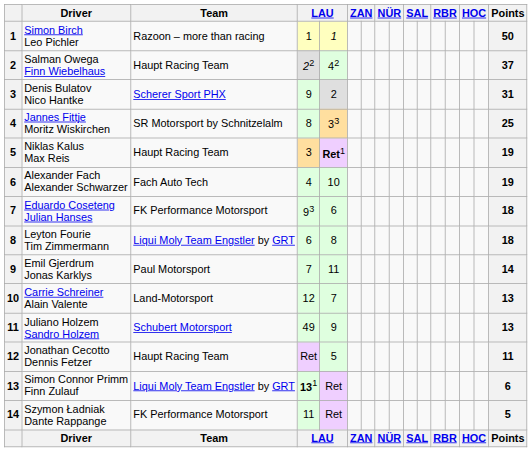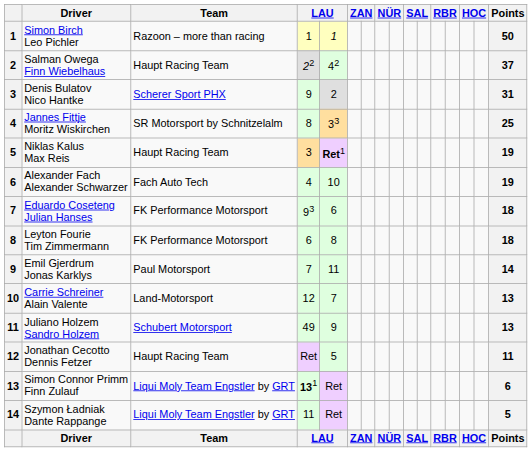(214, 240) Liqui Moly Team Engstler by GRT -> (200, 240) FK Performance Motorsport
(200, 415) FK Performance Motorsport -> (214, 415) Liqui Moly Team Engstler by GRT
